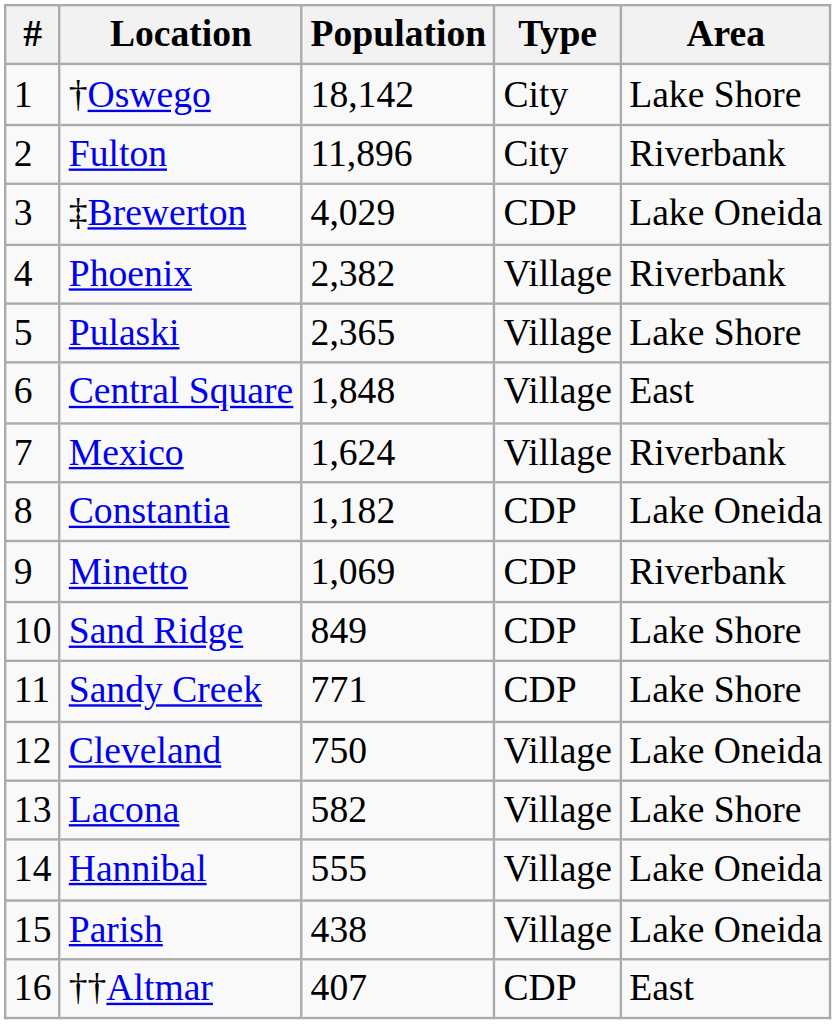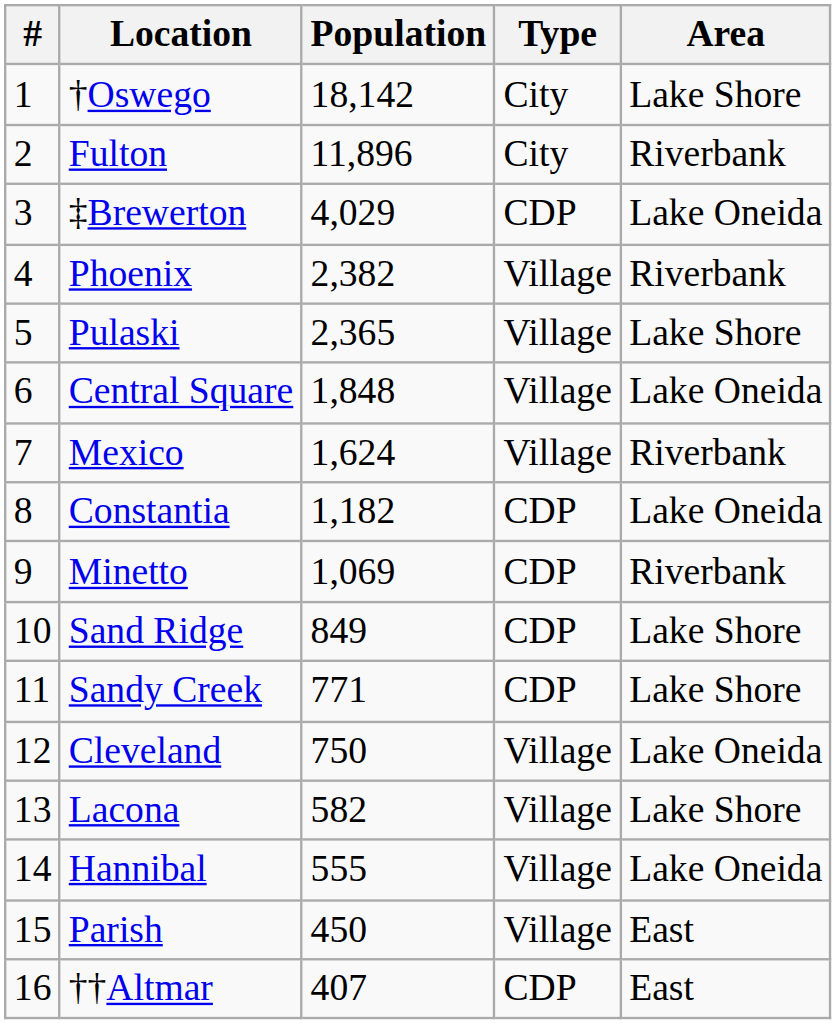(662, 392) East -> (726, 392) Lake Oneida
(339, 928) 438 -> (339, 928) 450
(726, 928) Lake Oneida -> (662, 928) East
